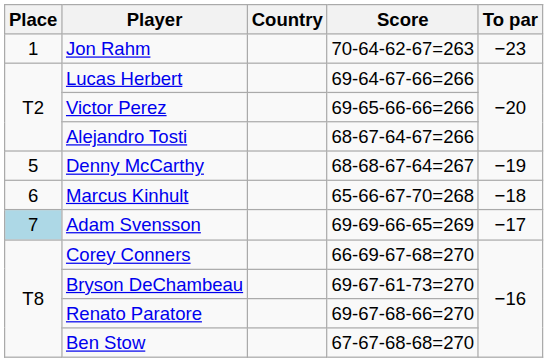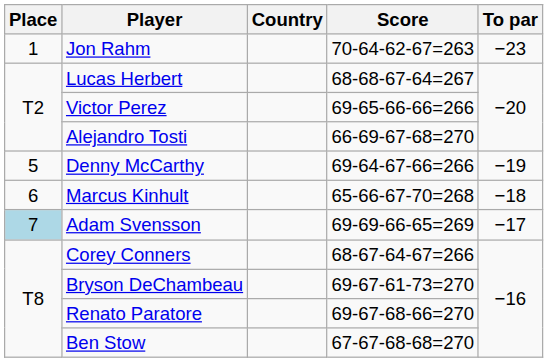(403, 78) 69-64-67-66=266 -> (403, 78) 68-68-67-64=267
(403, 137) 68-67-64-67=266 -> (403, 137) 66-69-67-68=270
(403, 166) 68-68-67-64=267 -> (403, 166) 69-64-67-66=266
(403, 254) 66-69-67-68=270 -> (403, 254) 68-67-64-67=266
